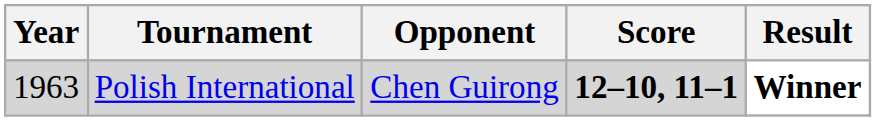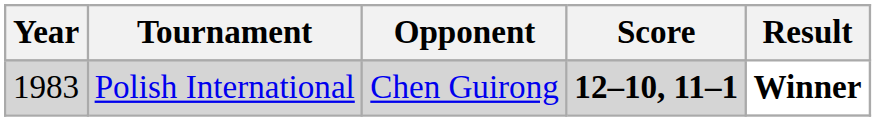(46, 86) 1963 -> (46, 86) 1983
